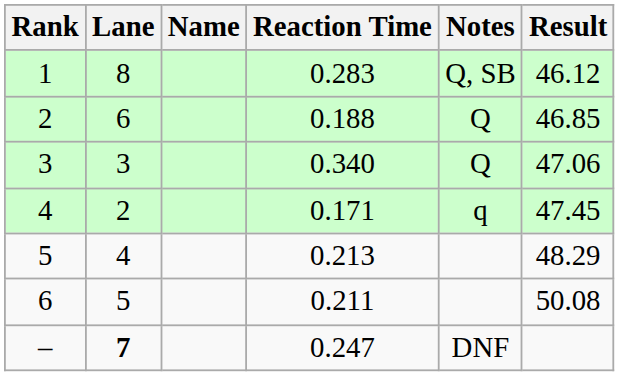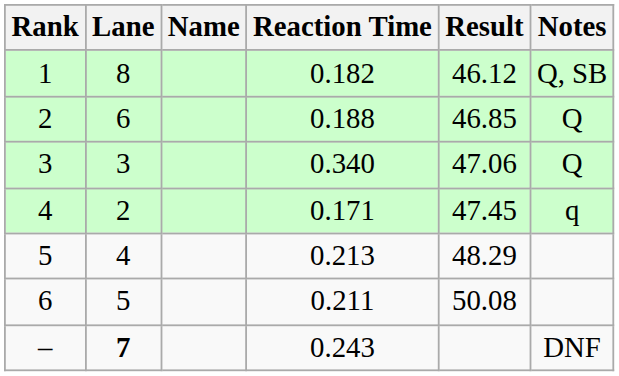columns swapped: (568, 27) <-> (480, 27)
(342, 73) 0.283 -> (342, 73) 0.182
(342, 347) 0.247 -> (342, 347) 0.243
